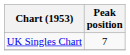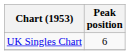(105, 41) 7 -> (105, 41) 6
